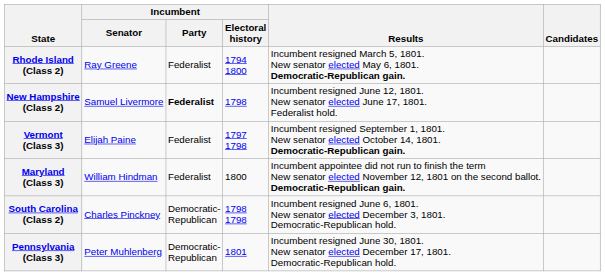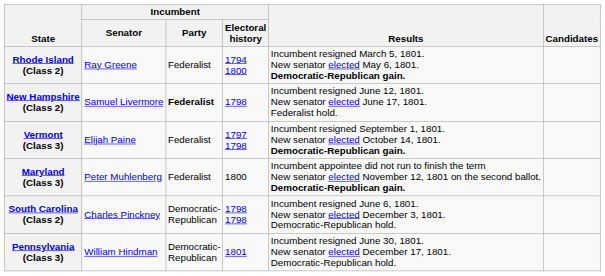(121, 177) William Hindman -> (123, 177) Peter Muhlenberg
(123, 252) Peter Muhlenberg -> (121, 252) William Hindman
